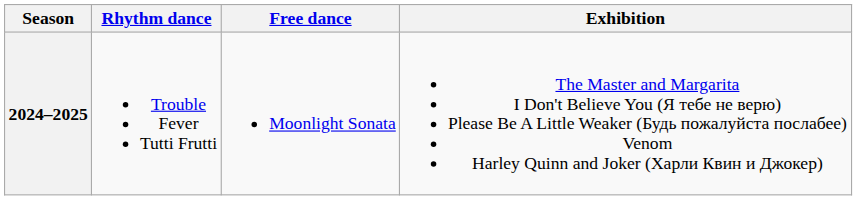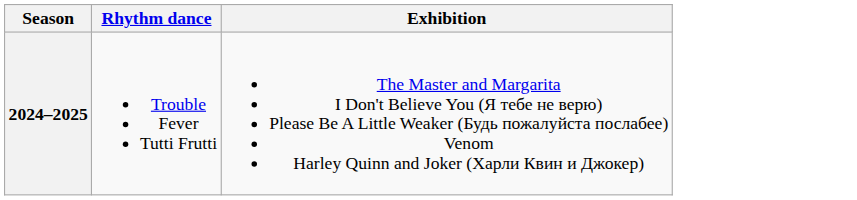- column: (310, 18)
